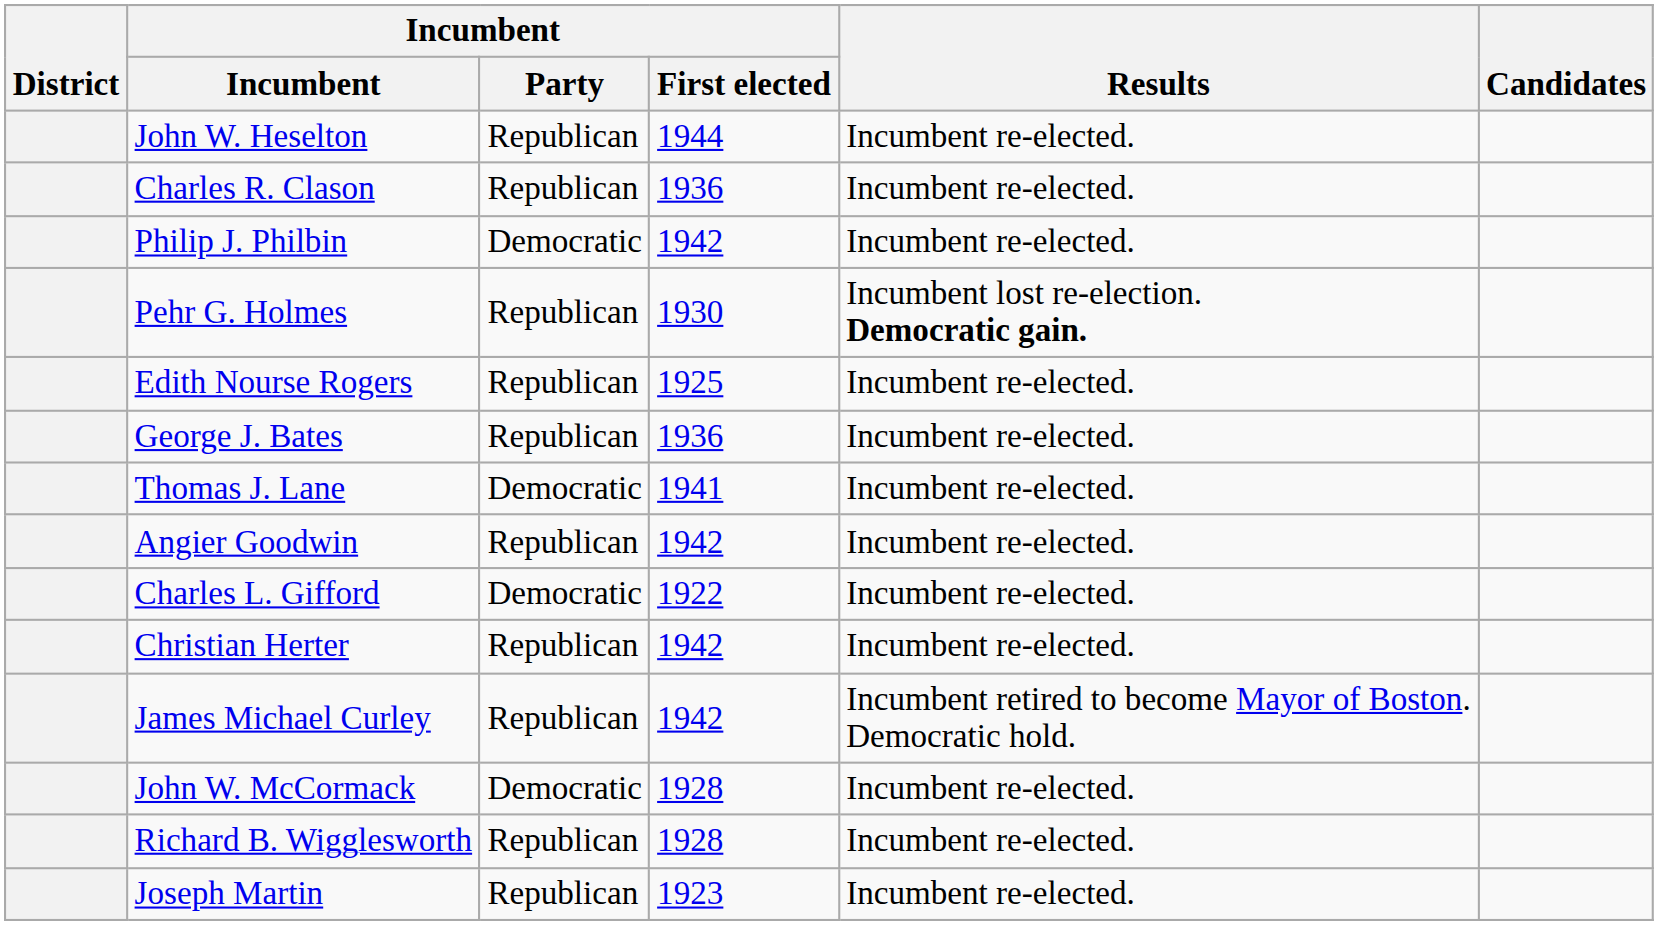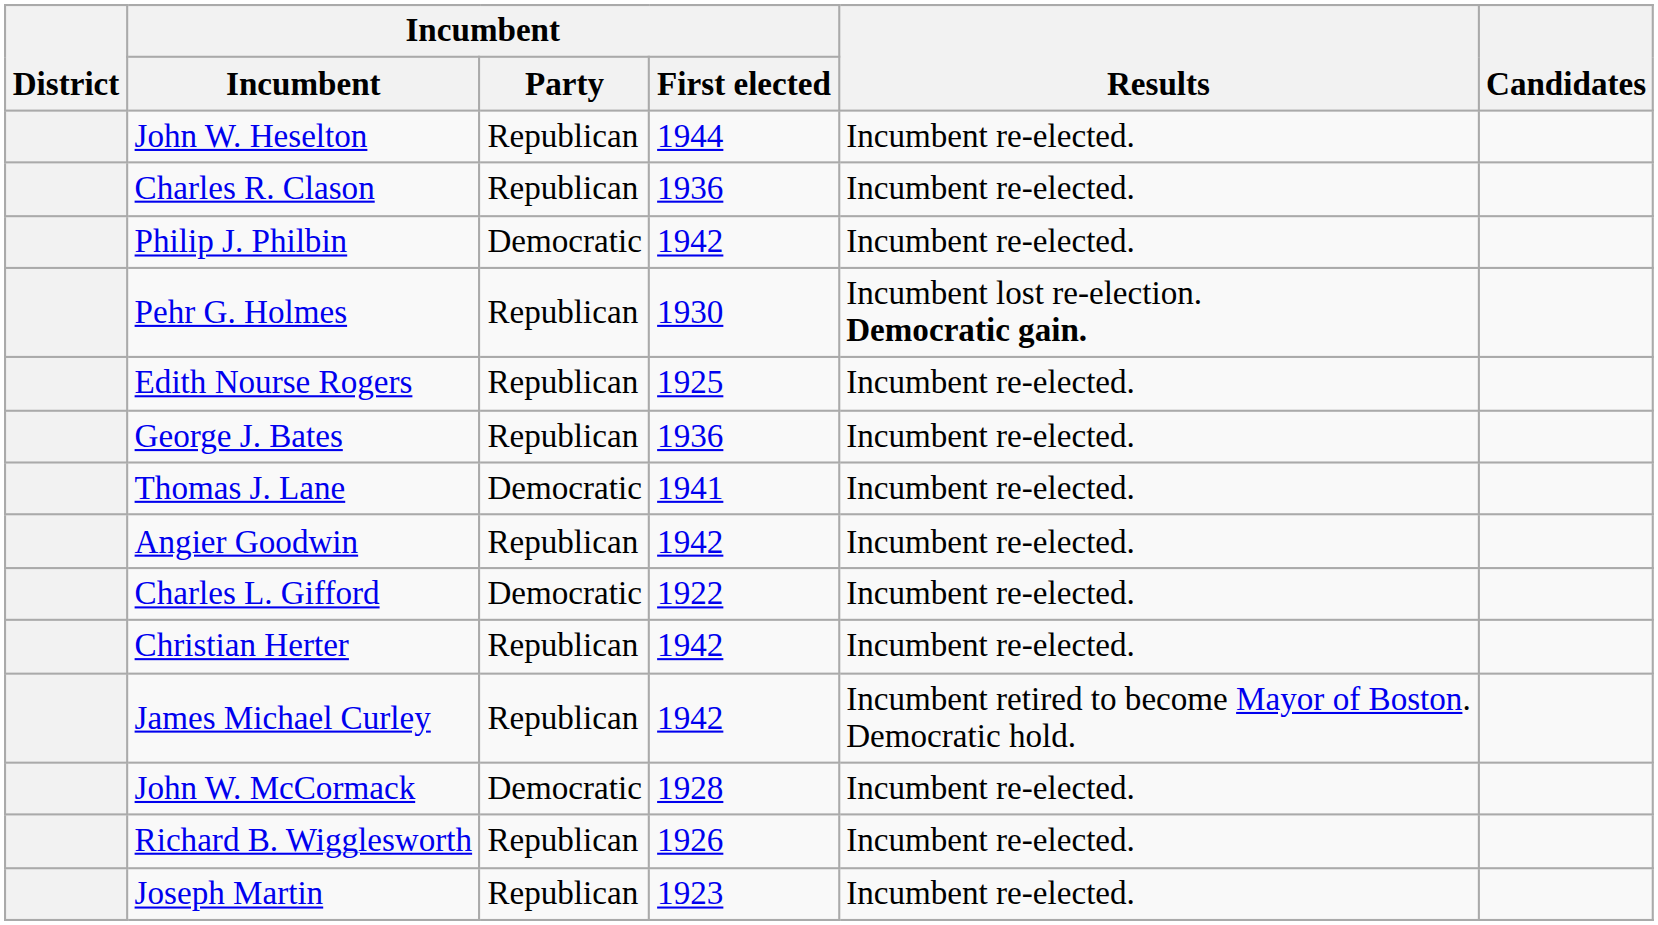(690, 840) 1928 -> (690, 840) 1926
